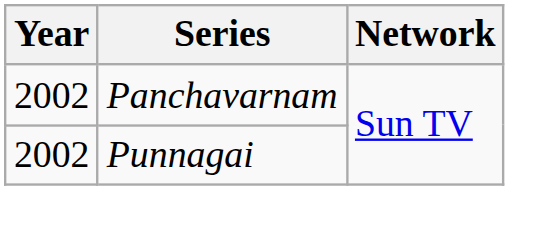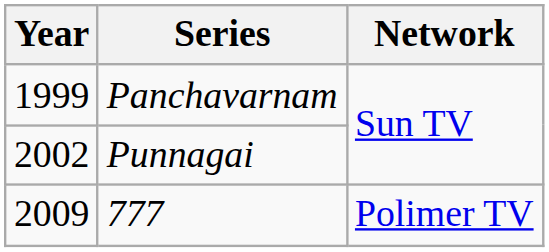(52, 94) 2002 -> (52, 94) 1999
+ row: (135, 214)
